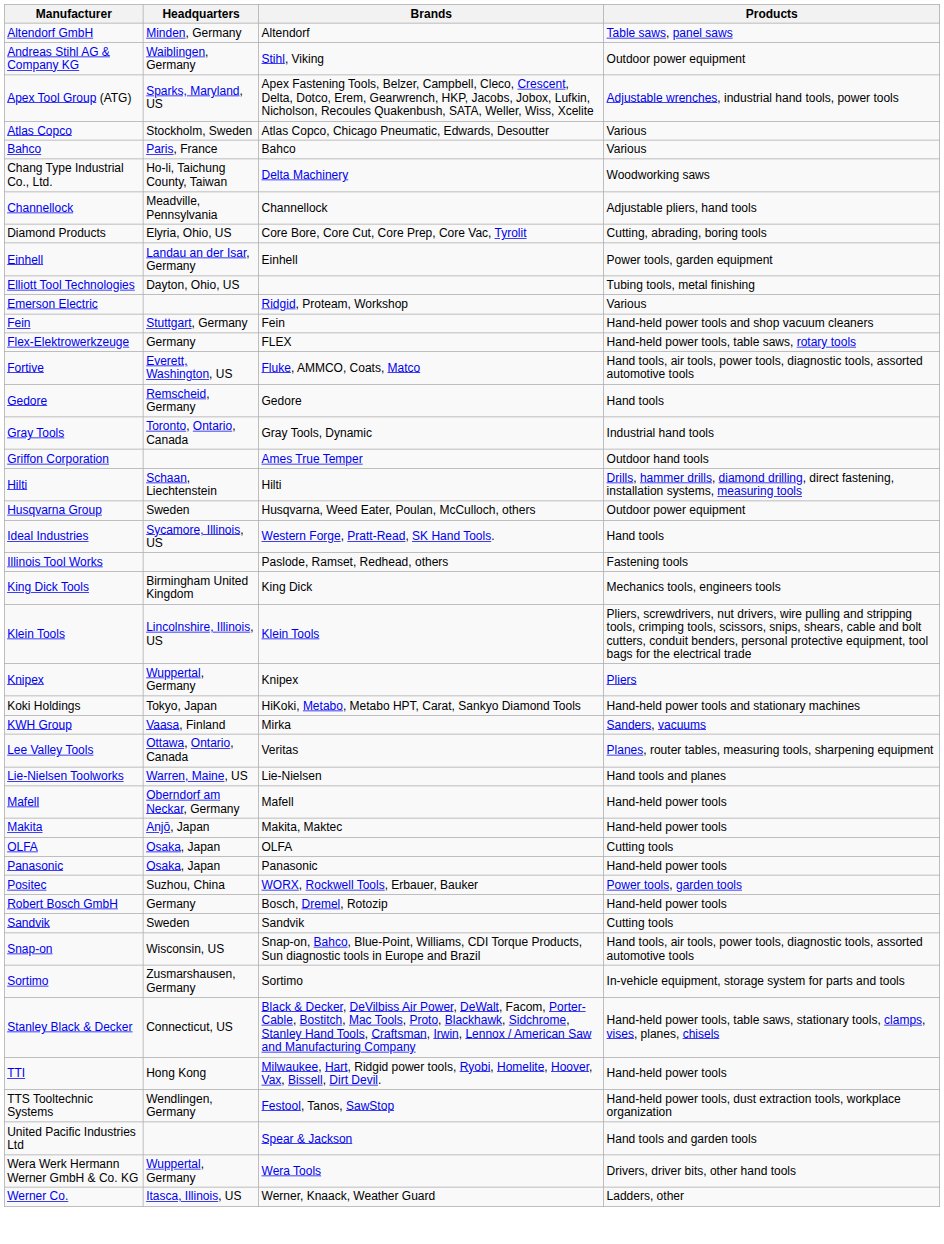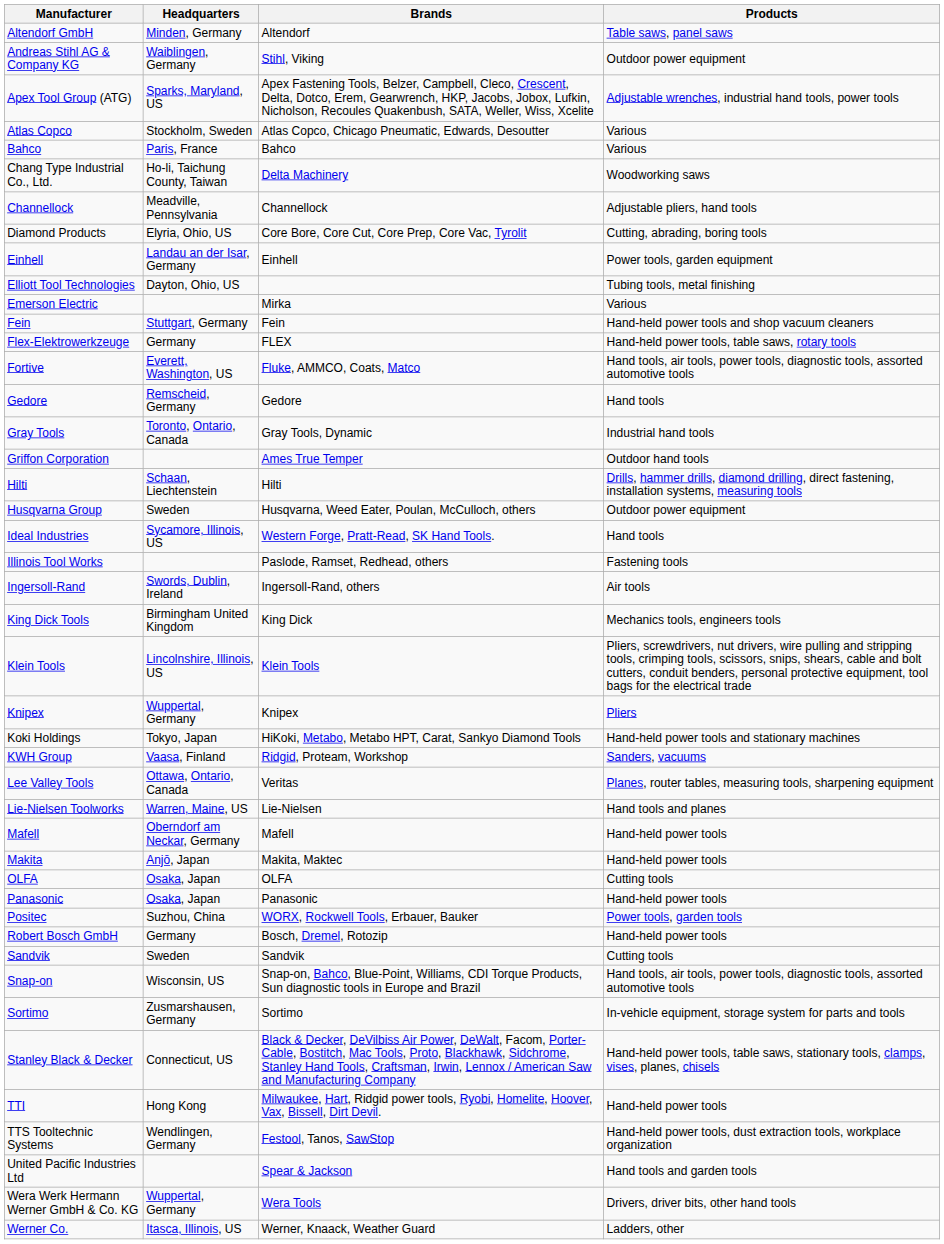(335, 304) Ridgid, Proteam, Workshop -> (276, 304) Mirka
+ row: (46, 587)
(276, 724) Mirka -> (335, 757) Ridgid, Proteam, Workshop
